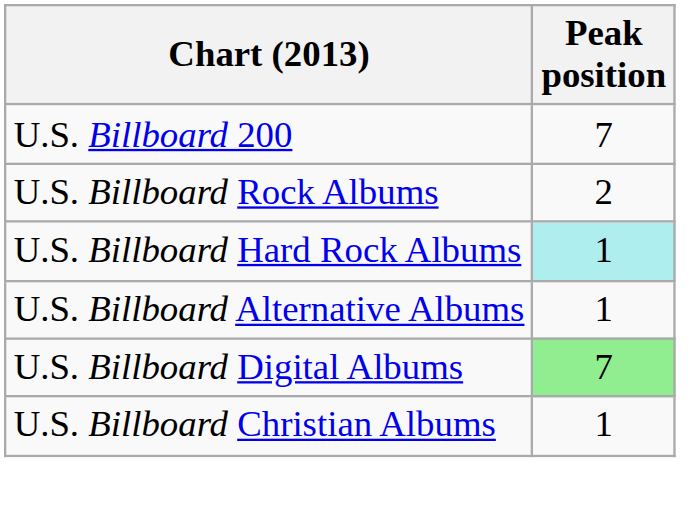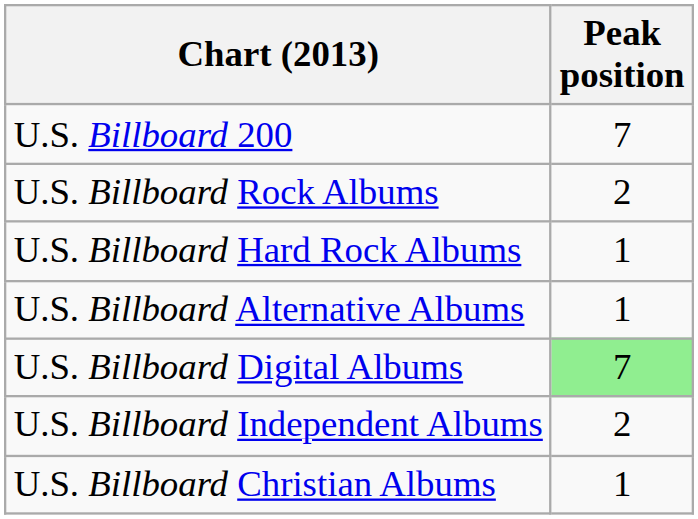(604, 250) paleturquoise background -> (622, 250) no background
+ row: (278, 425)
